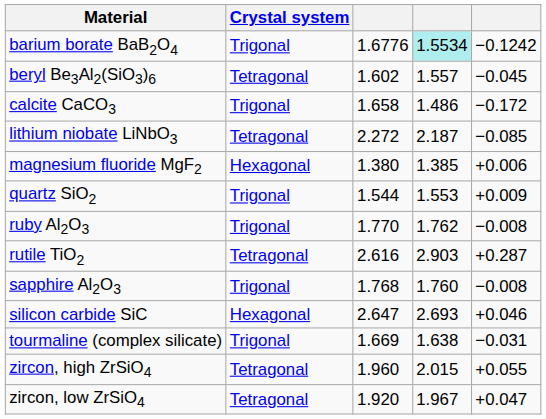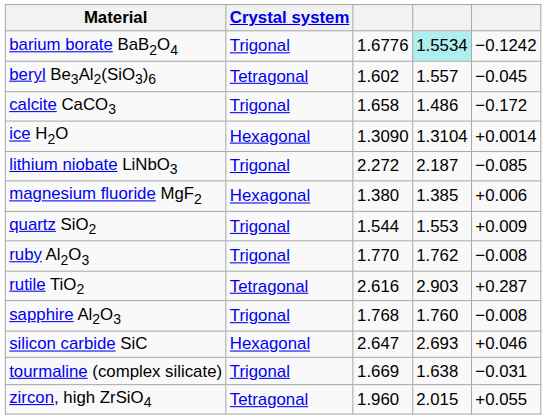+ row: (39, 136)
(269, 136) Tetragonal -> (260, 166) Trigonal
- row: (77, 399)
